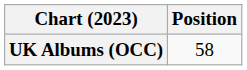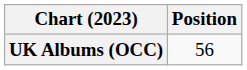(204, 49) 58 -> (204, 49) 56
